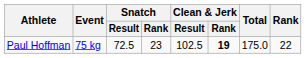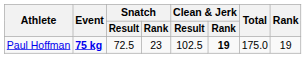(88, 45) normal -> (89, 45) bold
(286, 45) 22 -> (286, 45) 19
